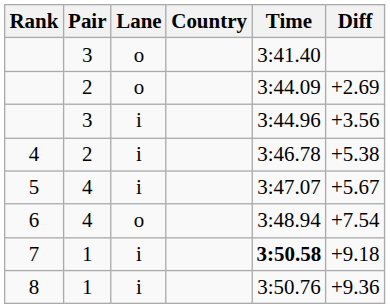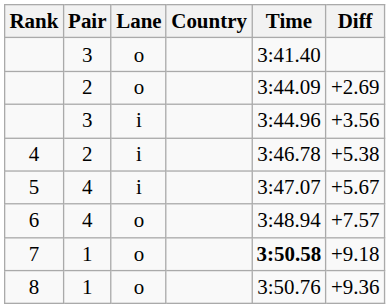(355, 220) +7.54 -> (355, 220) +7.57
(139, 253) i -> (139, 253) o
(139, 287) i -> (139, 287) o
